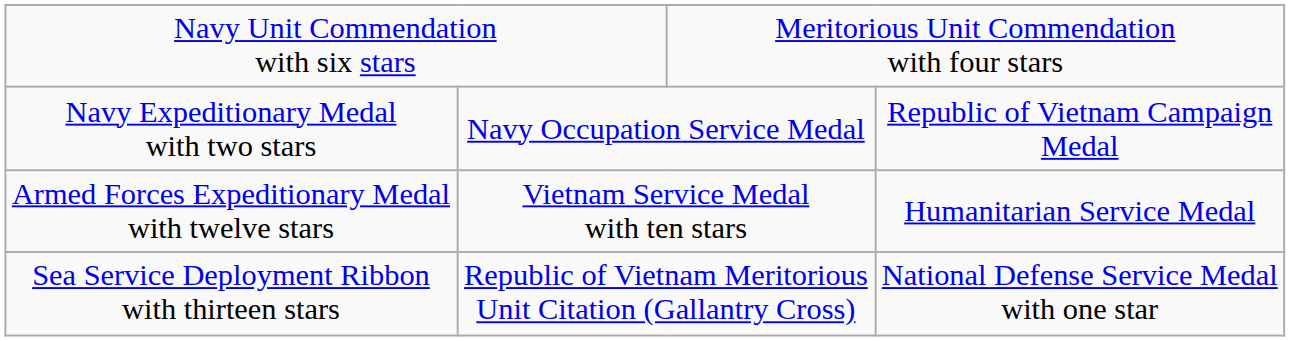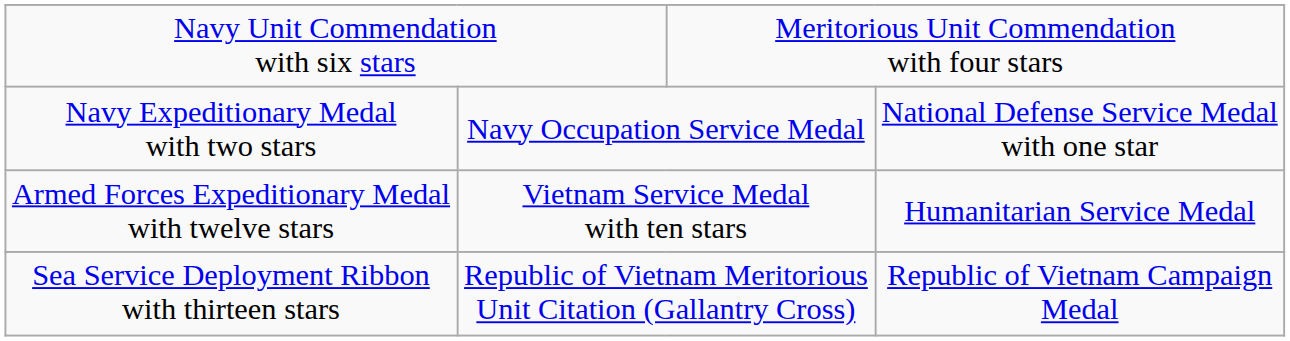(1080, 128) Republic of Vietnam Campaign Medal -> (1080, 128) National Defense Service Medal with one star
(1080, 292) National Defense Service Medal with one star -> (1080, 292) Republic of Vietnam Campaign Medal
